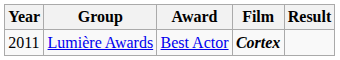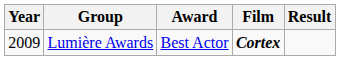(24, 42) 2011 -> (24, 42) 2009
